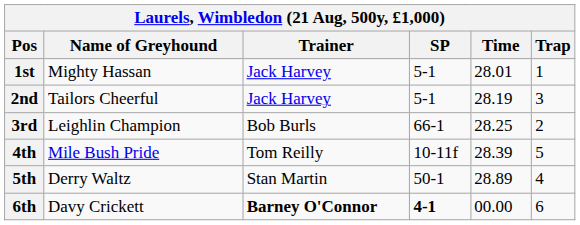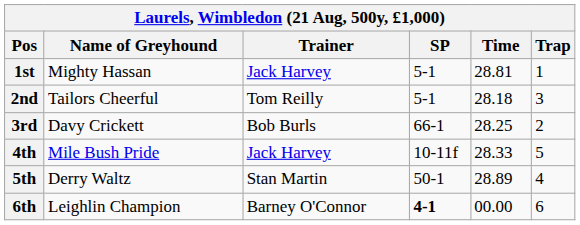(493, 71) 28.01 -> (493, 71) 28.81
(289, 98) Jack Harvey -> (285, 98) Tom Reilly
(493, 98) 28.19 -> (493, 98) 28.18
(114, 125) Leighlin Champion -> (96, 125) Davy Crickett
(285, 152) Tom Reilly -> (289, 152) Jack Harvey
(493, 152) 28.39 -> (493, 152) 28.33
(96, 206) Davy Crickett -> (114, 206) Leighlin Champion
(312, 206) bold -> (306, 206) normal
